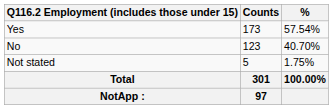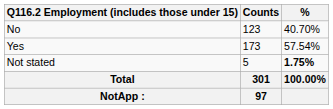rows swapped: (15, 29) <-> (14, 46)
(299, 63) normal -> (299, 63) bold
